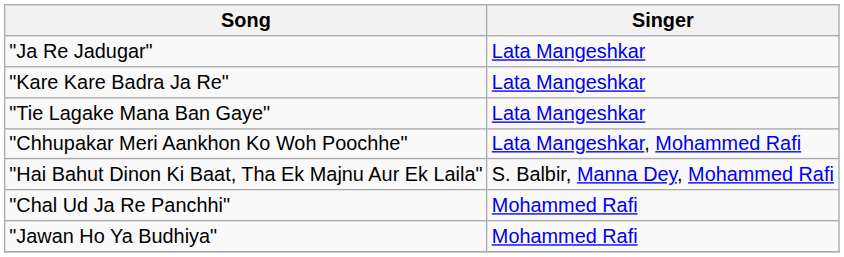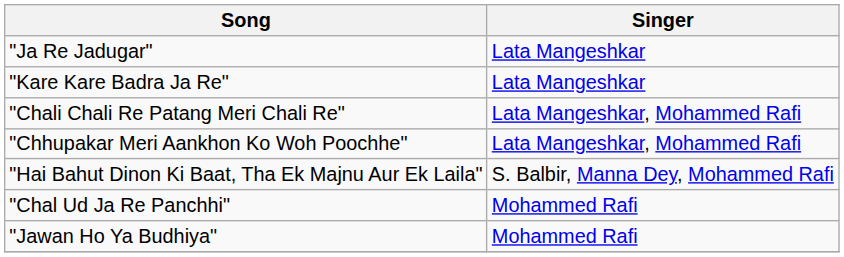- row: (140, 112)
+ row: (177, 112)
